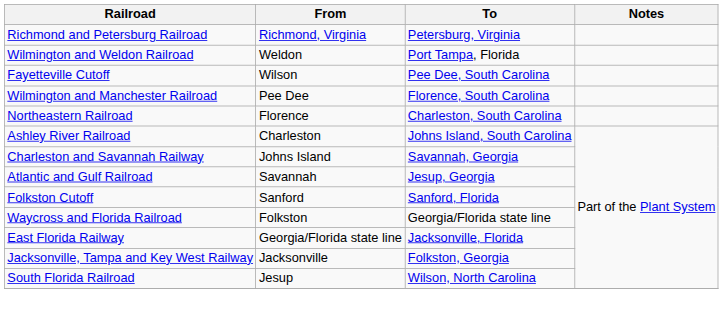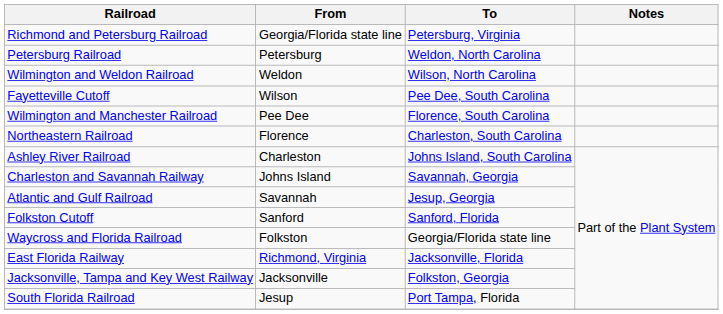(313, 34) Richmond, Virginia -> (330, 34) Georgia/Florida state line
+ row: (64, 55)
(464, 55) Port Tampa, Florida -> (472, 75) Wilson, North Carolina
(330, 237) Georgia/Florida state line -> (313, 258) Richmond, Virginia
(472, 278) Wilson, North Carolina -> (464, 298) Port Tampa, Florida
